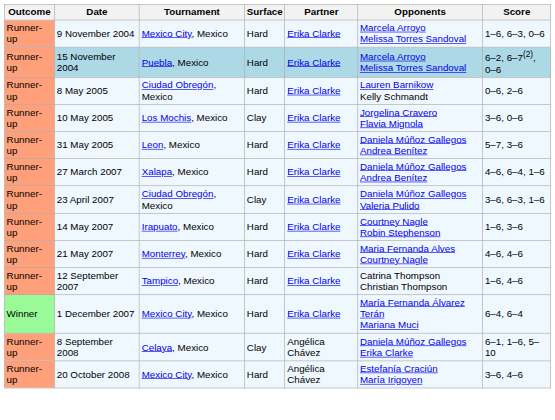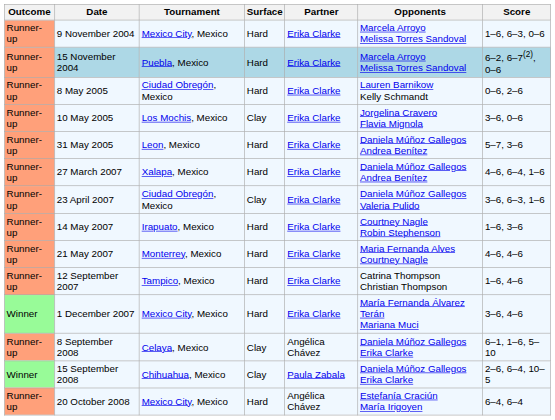(504, 313) 6–4, 6–4 -> (504, 313) 3–6, 4–6
+ row: (87, 373)
(504, 373) 3–6, 4–6 -> (504, 401) 6–4, 6–4
